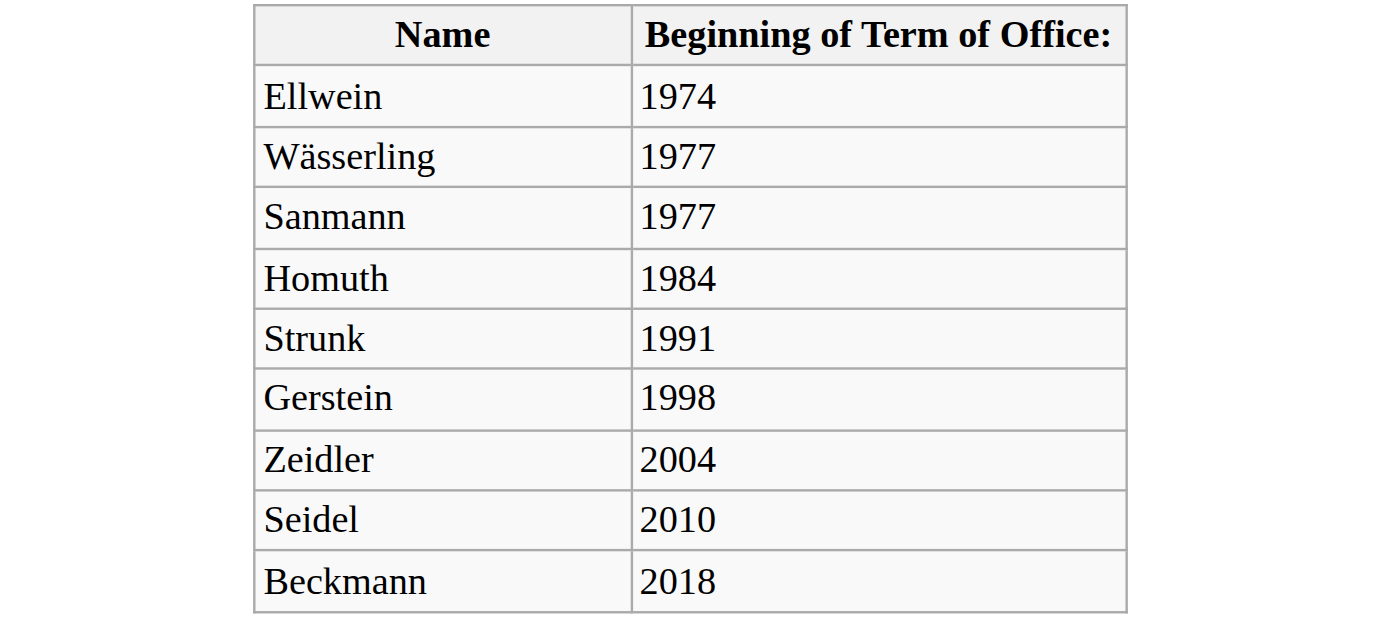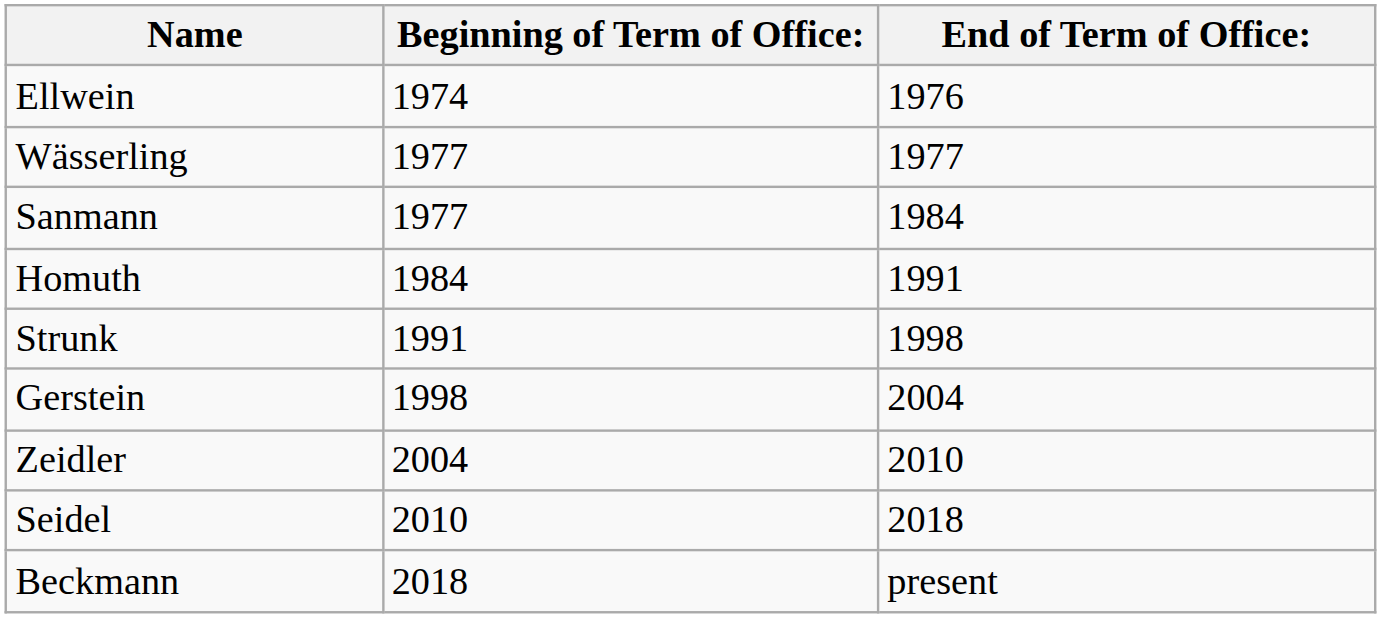+ column: (1126, 34)
